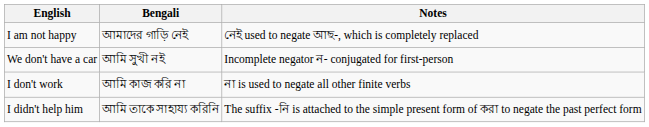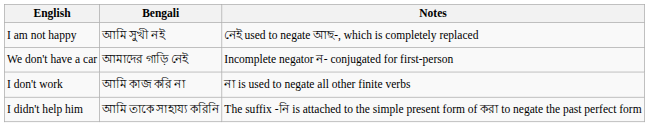(145, 34) আমাদের গাড়ি নেই -> (133, 34) আমি সুখী নই
(133, 59) আমি সুখী নই -> (145, 59) আমাদের গাড়ি নেই
